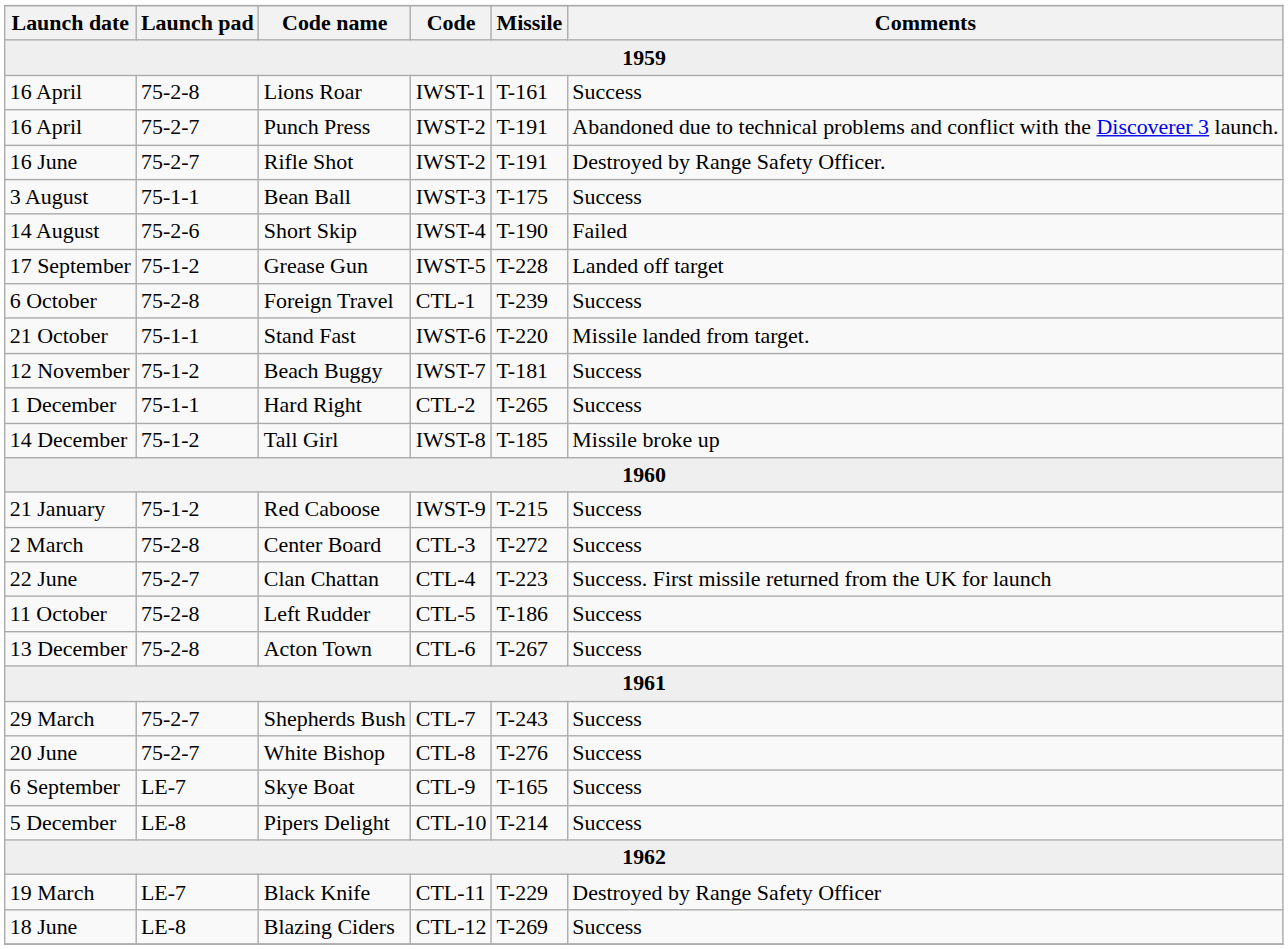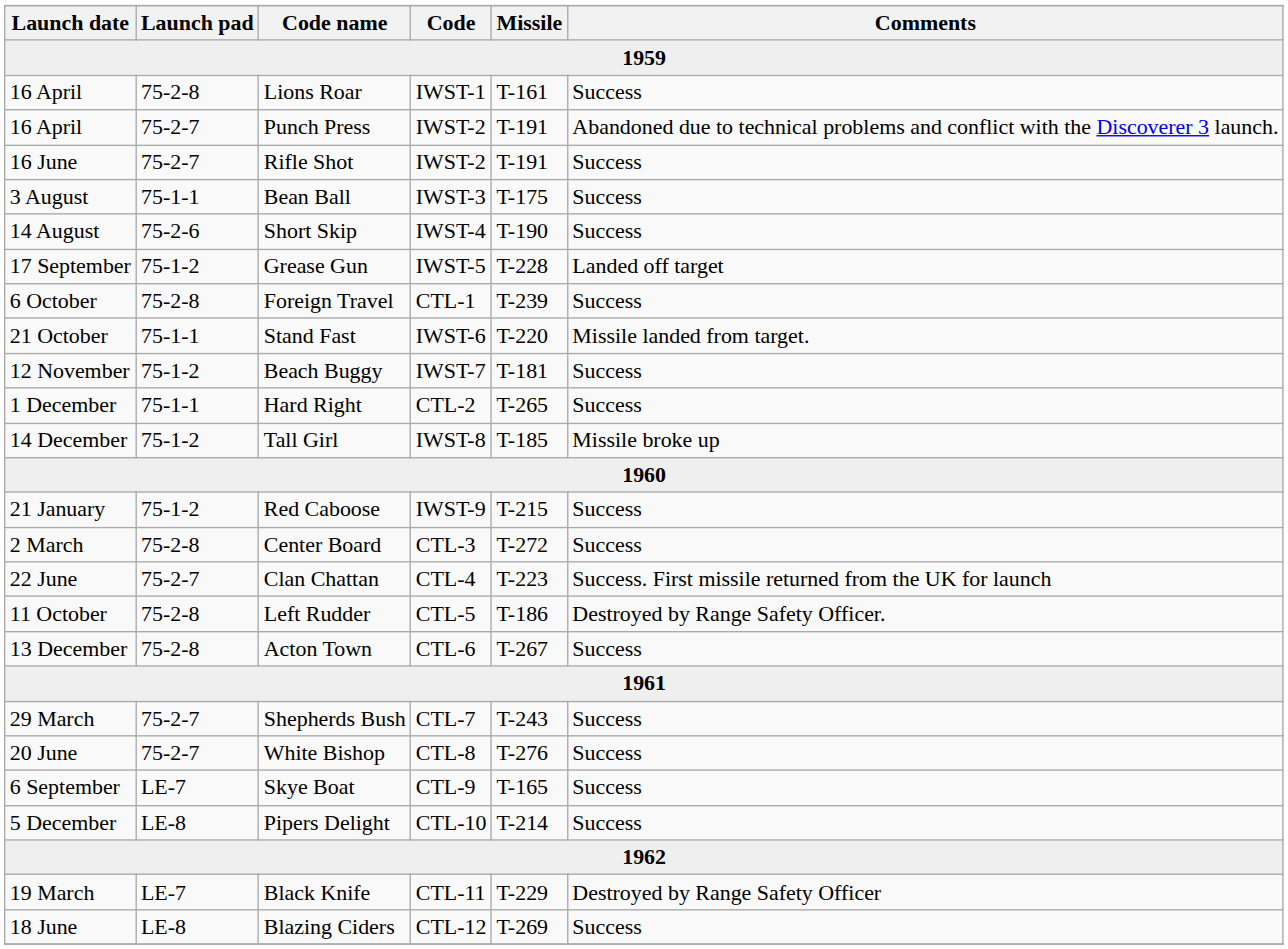(729, 161) Destroyed by Range Safety Officer. -> (607, 161) Success
(600, 231) Failed -> (607, 231) Success
(607, 613) Success -> (729, 613) Destroyed by Range Safety Officer.
